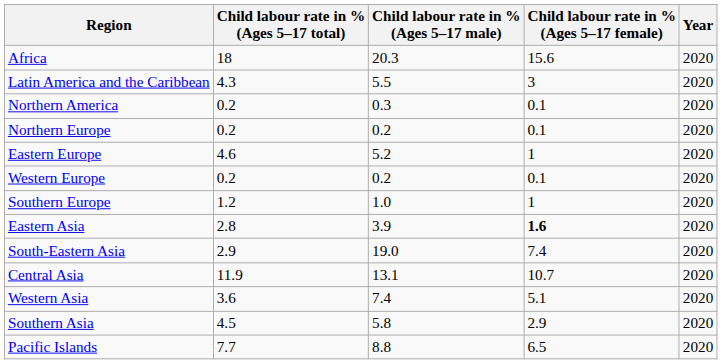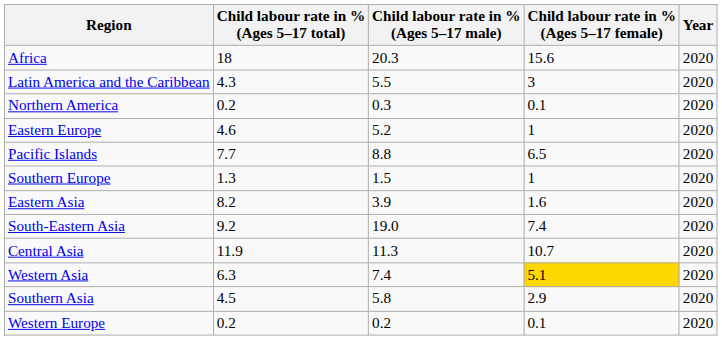- row: (59, 130)
rows swapped: (57, 178) <-> (53, 347)
(226, 202) 1.2 -> (226, 178) 1.3
(382, 202) 1.0 -> (382, 178) 1.5
(226, 226) 2.8 -> (226, 202) 8.2
(537, 226) bold -> (537, 202) normal
(226, 250) 2.9 -> (226, 226) 9.2
(385, 274) 13.1 -> (385, 250) 11.3
(226, 298) 3.6 -> (226, 274) 6.3
(537, 298) no background -> (537, 274) gold background
